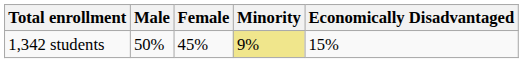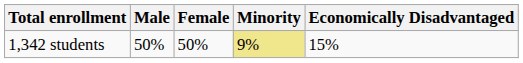(193, 44) 45% -> (193, 44) 50%
